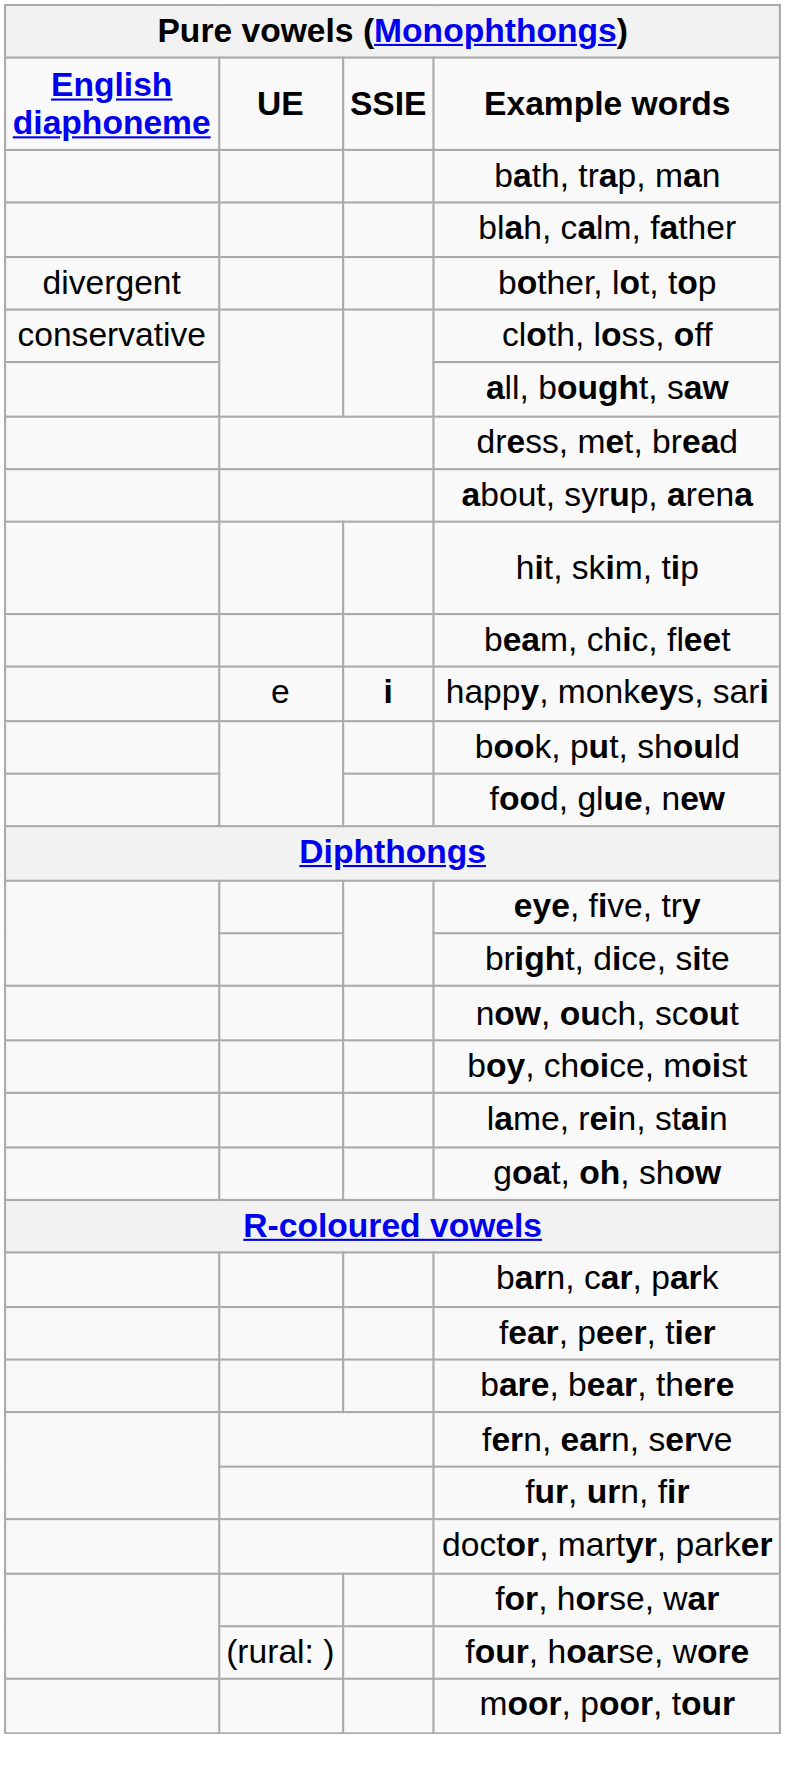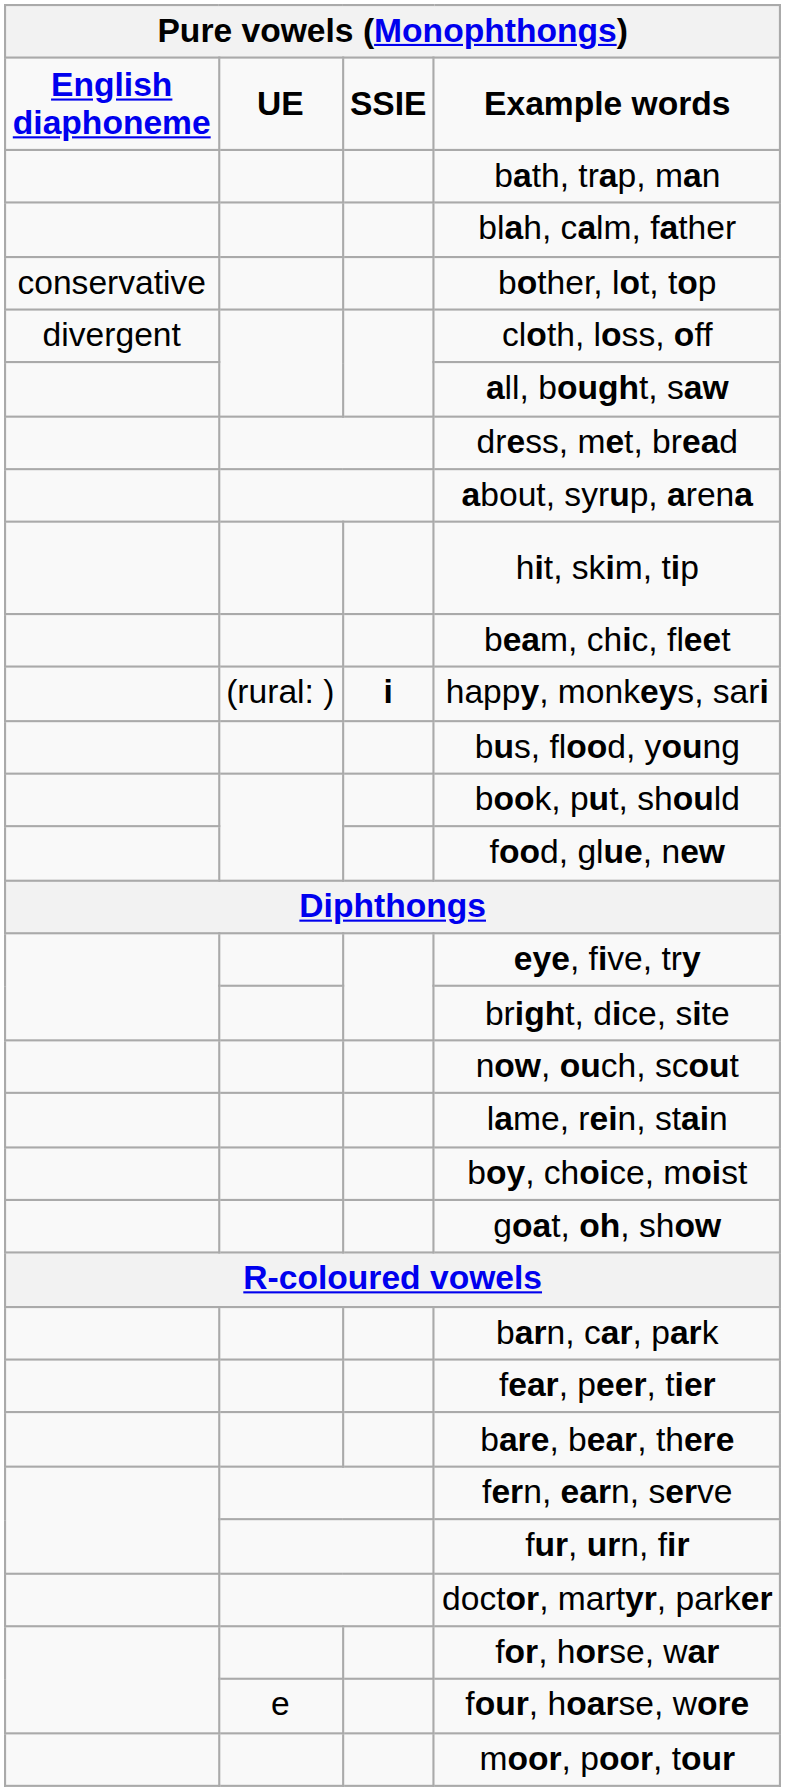(112, 282) divergent -> (112, 282) conservative
(112, 335) conservative -> (112, 335) divergent
(280, 692) e -> (280, 692) (rural: )
+ row: (607, 746)
rows swapped: (607, 1119) <-> (607, 1065)
(280, 1652) (rural: ) -> (280, 1705) e
